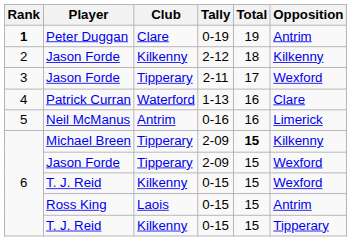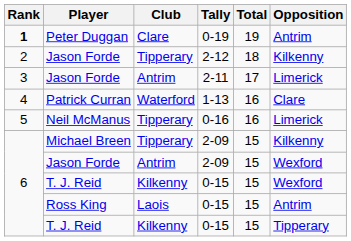(162, 57) Kilkenny -> (165, 57) Tipperary
(165, 78) Tipperary -> (156, 78) Antrim
(298, 78) Wexford -> (298, 78) Limerick
(156, 120) Antrim -> (165, 120) Tipperary
(252, 141) bold -> (252, 141) normal
(165, 162) Tipperary -> (156, 162) Antrim
